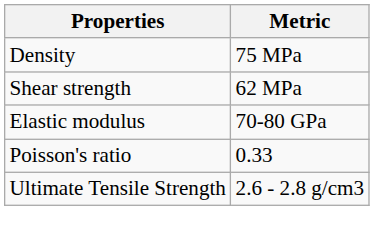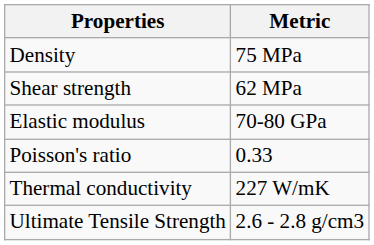+ row: (101, 188)
